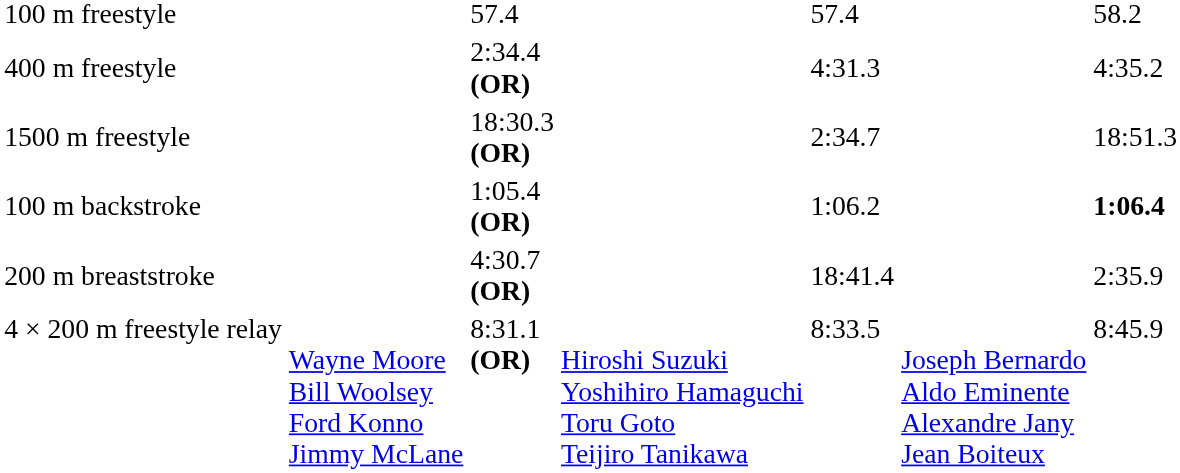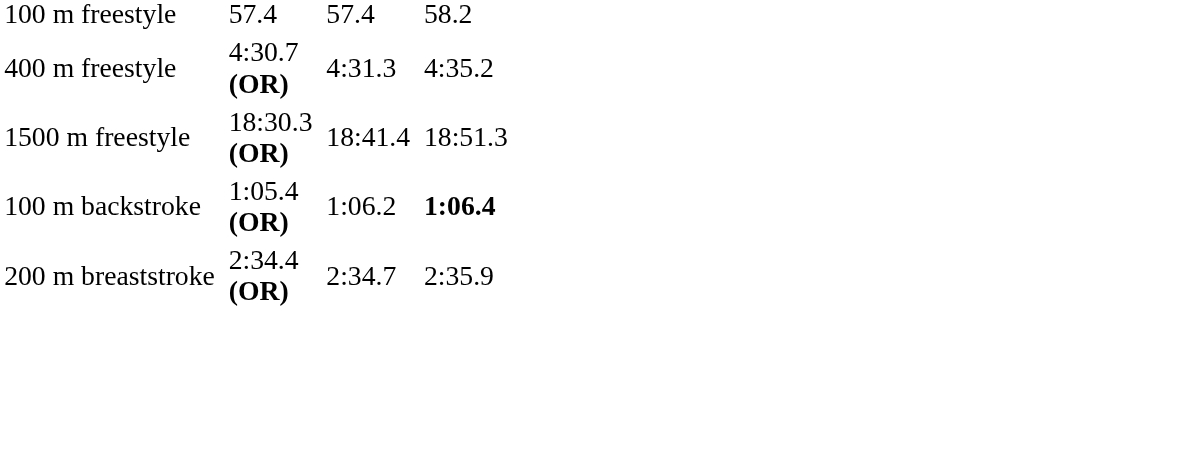(505, 68) 2:34.4 (OR) -> (264, 68) 4:30.7 (OR)
(845, 137) 2:34.7 -> (368, 137) 18:41.4
(505, 275) 4:30.7 (OR) -> (264, 275) 2:34.4 (OR)
(852, 275) 18:41.4 -> (361, 275) 2:34.7
- row: (143, 329)
